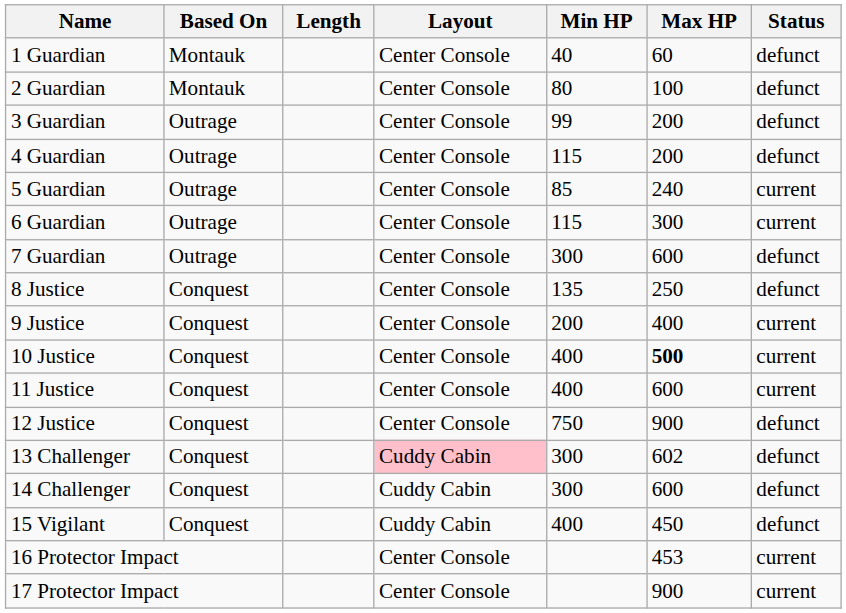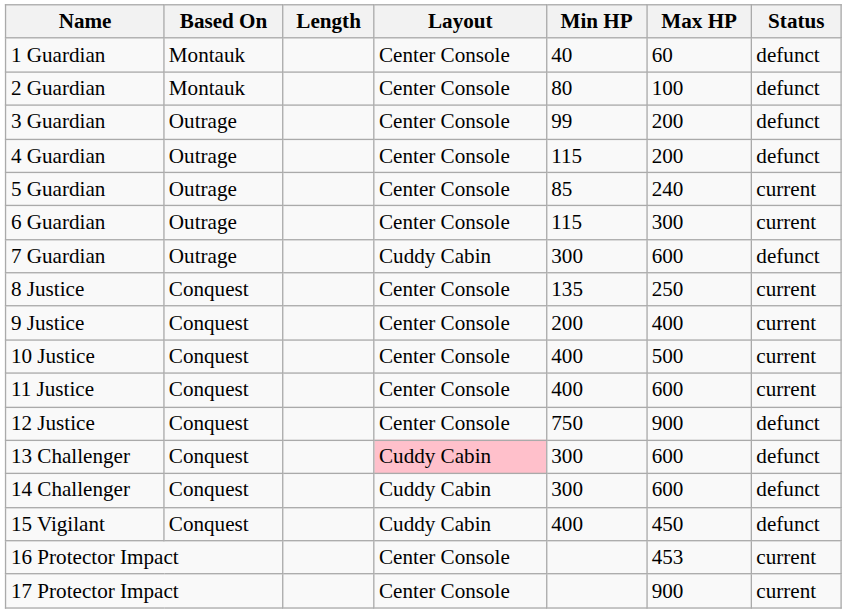(444, 255) Center Console -> (435, 255) Cuddy Cabin
(788, 289) defunct -> (786, 289) current
(667, 356) bold -> (667, 356) normal
(667, 456) 602 -> (667, 456) 600
